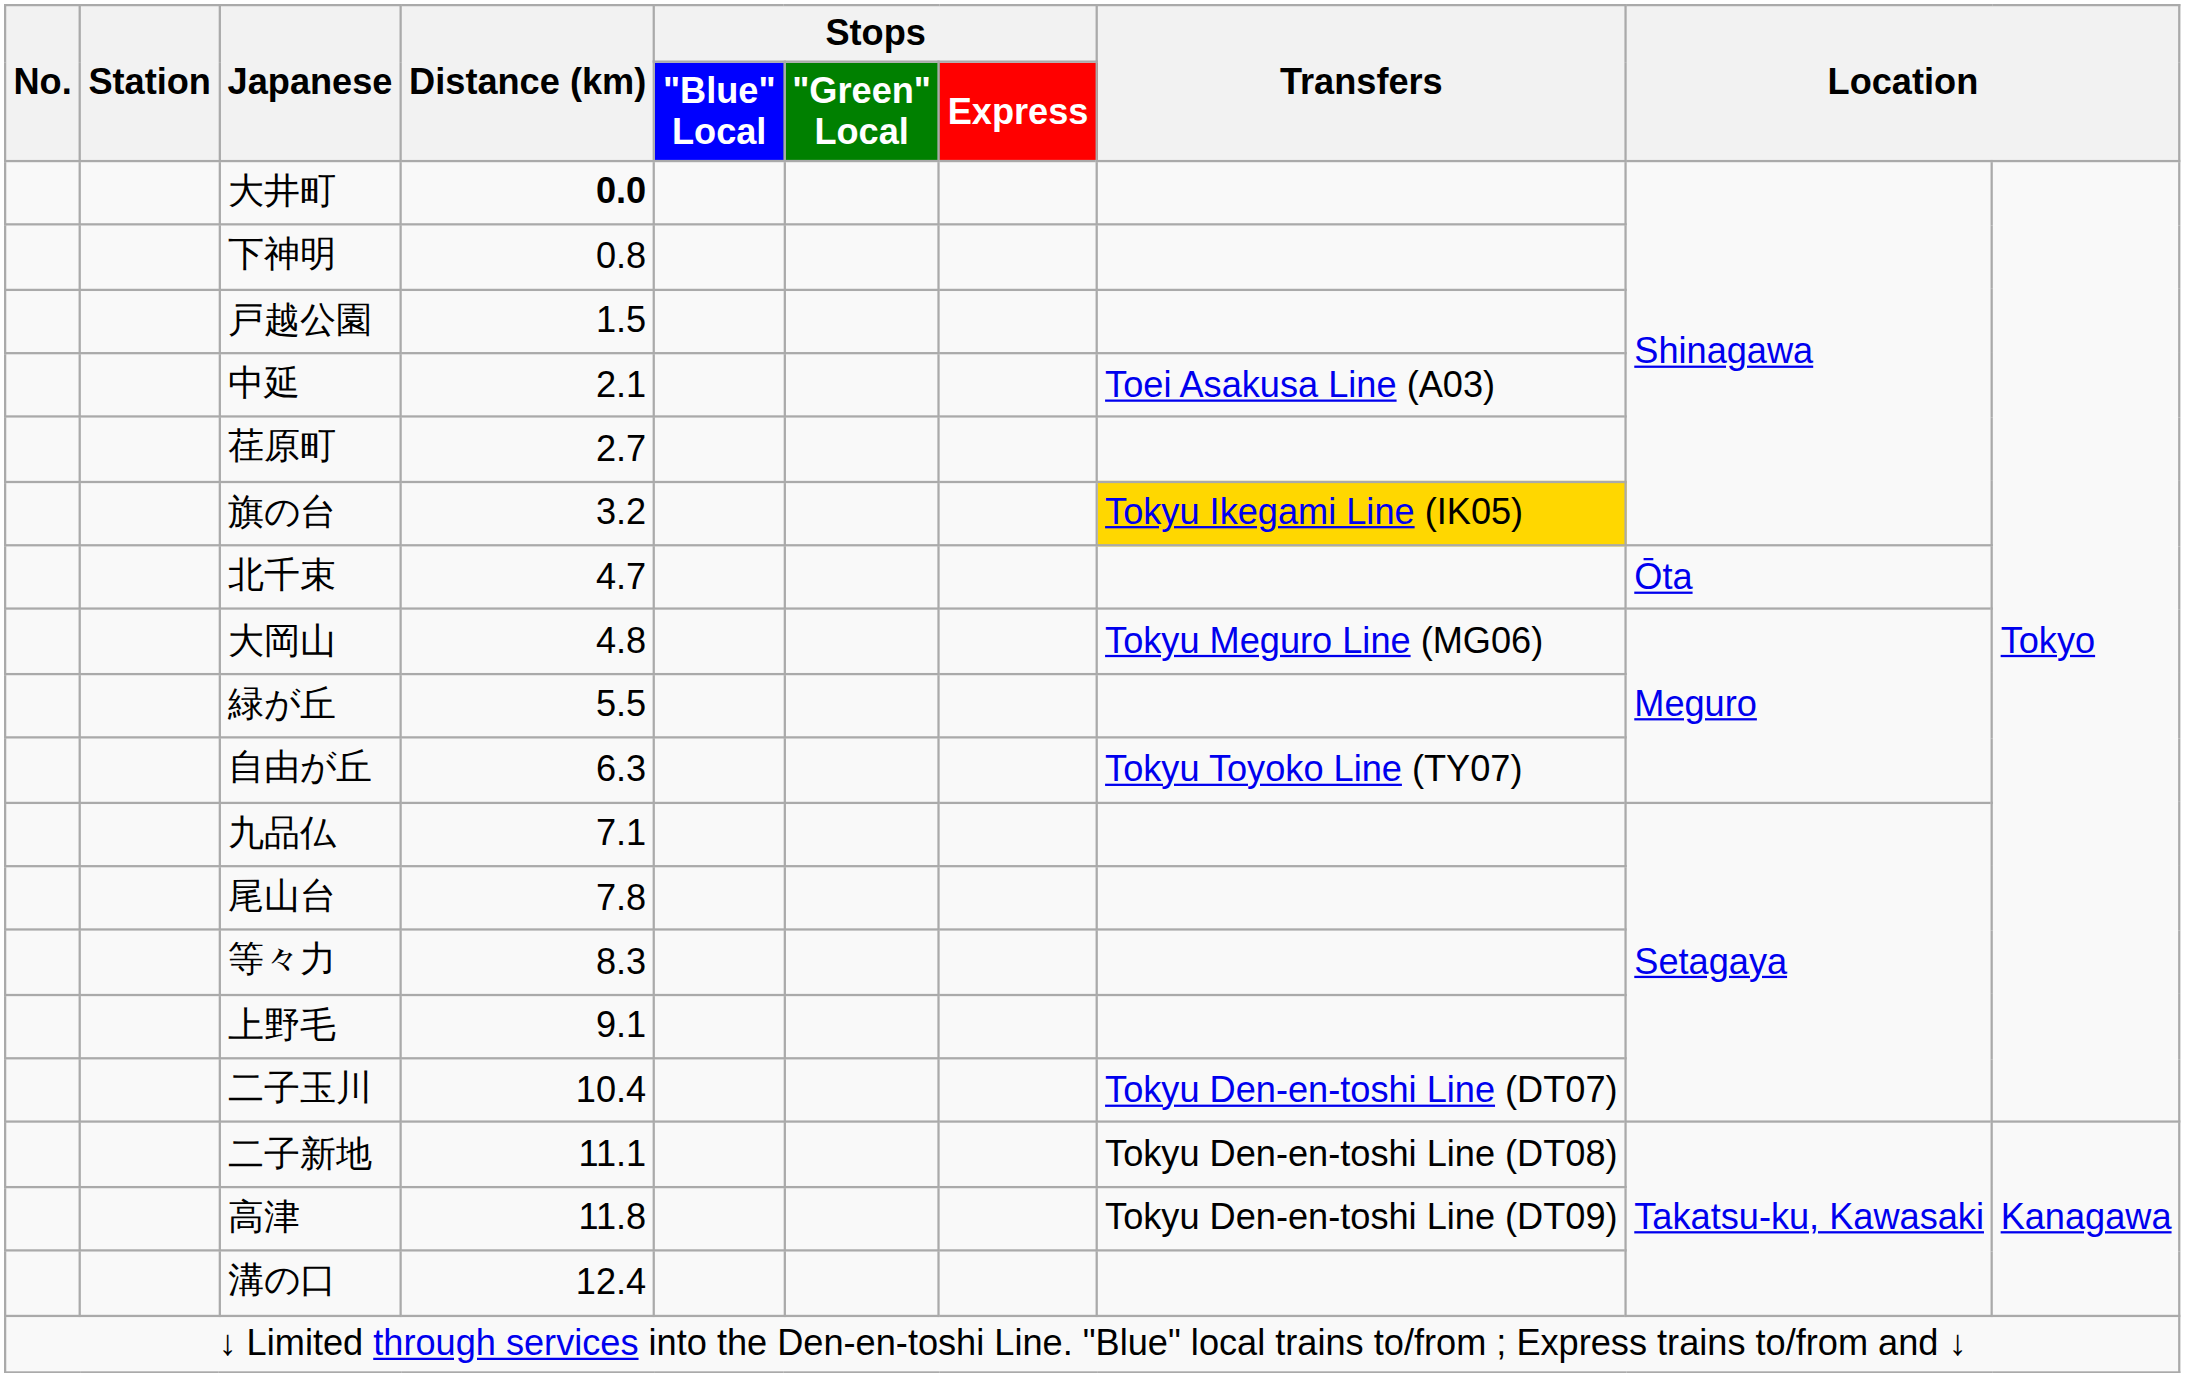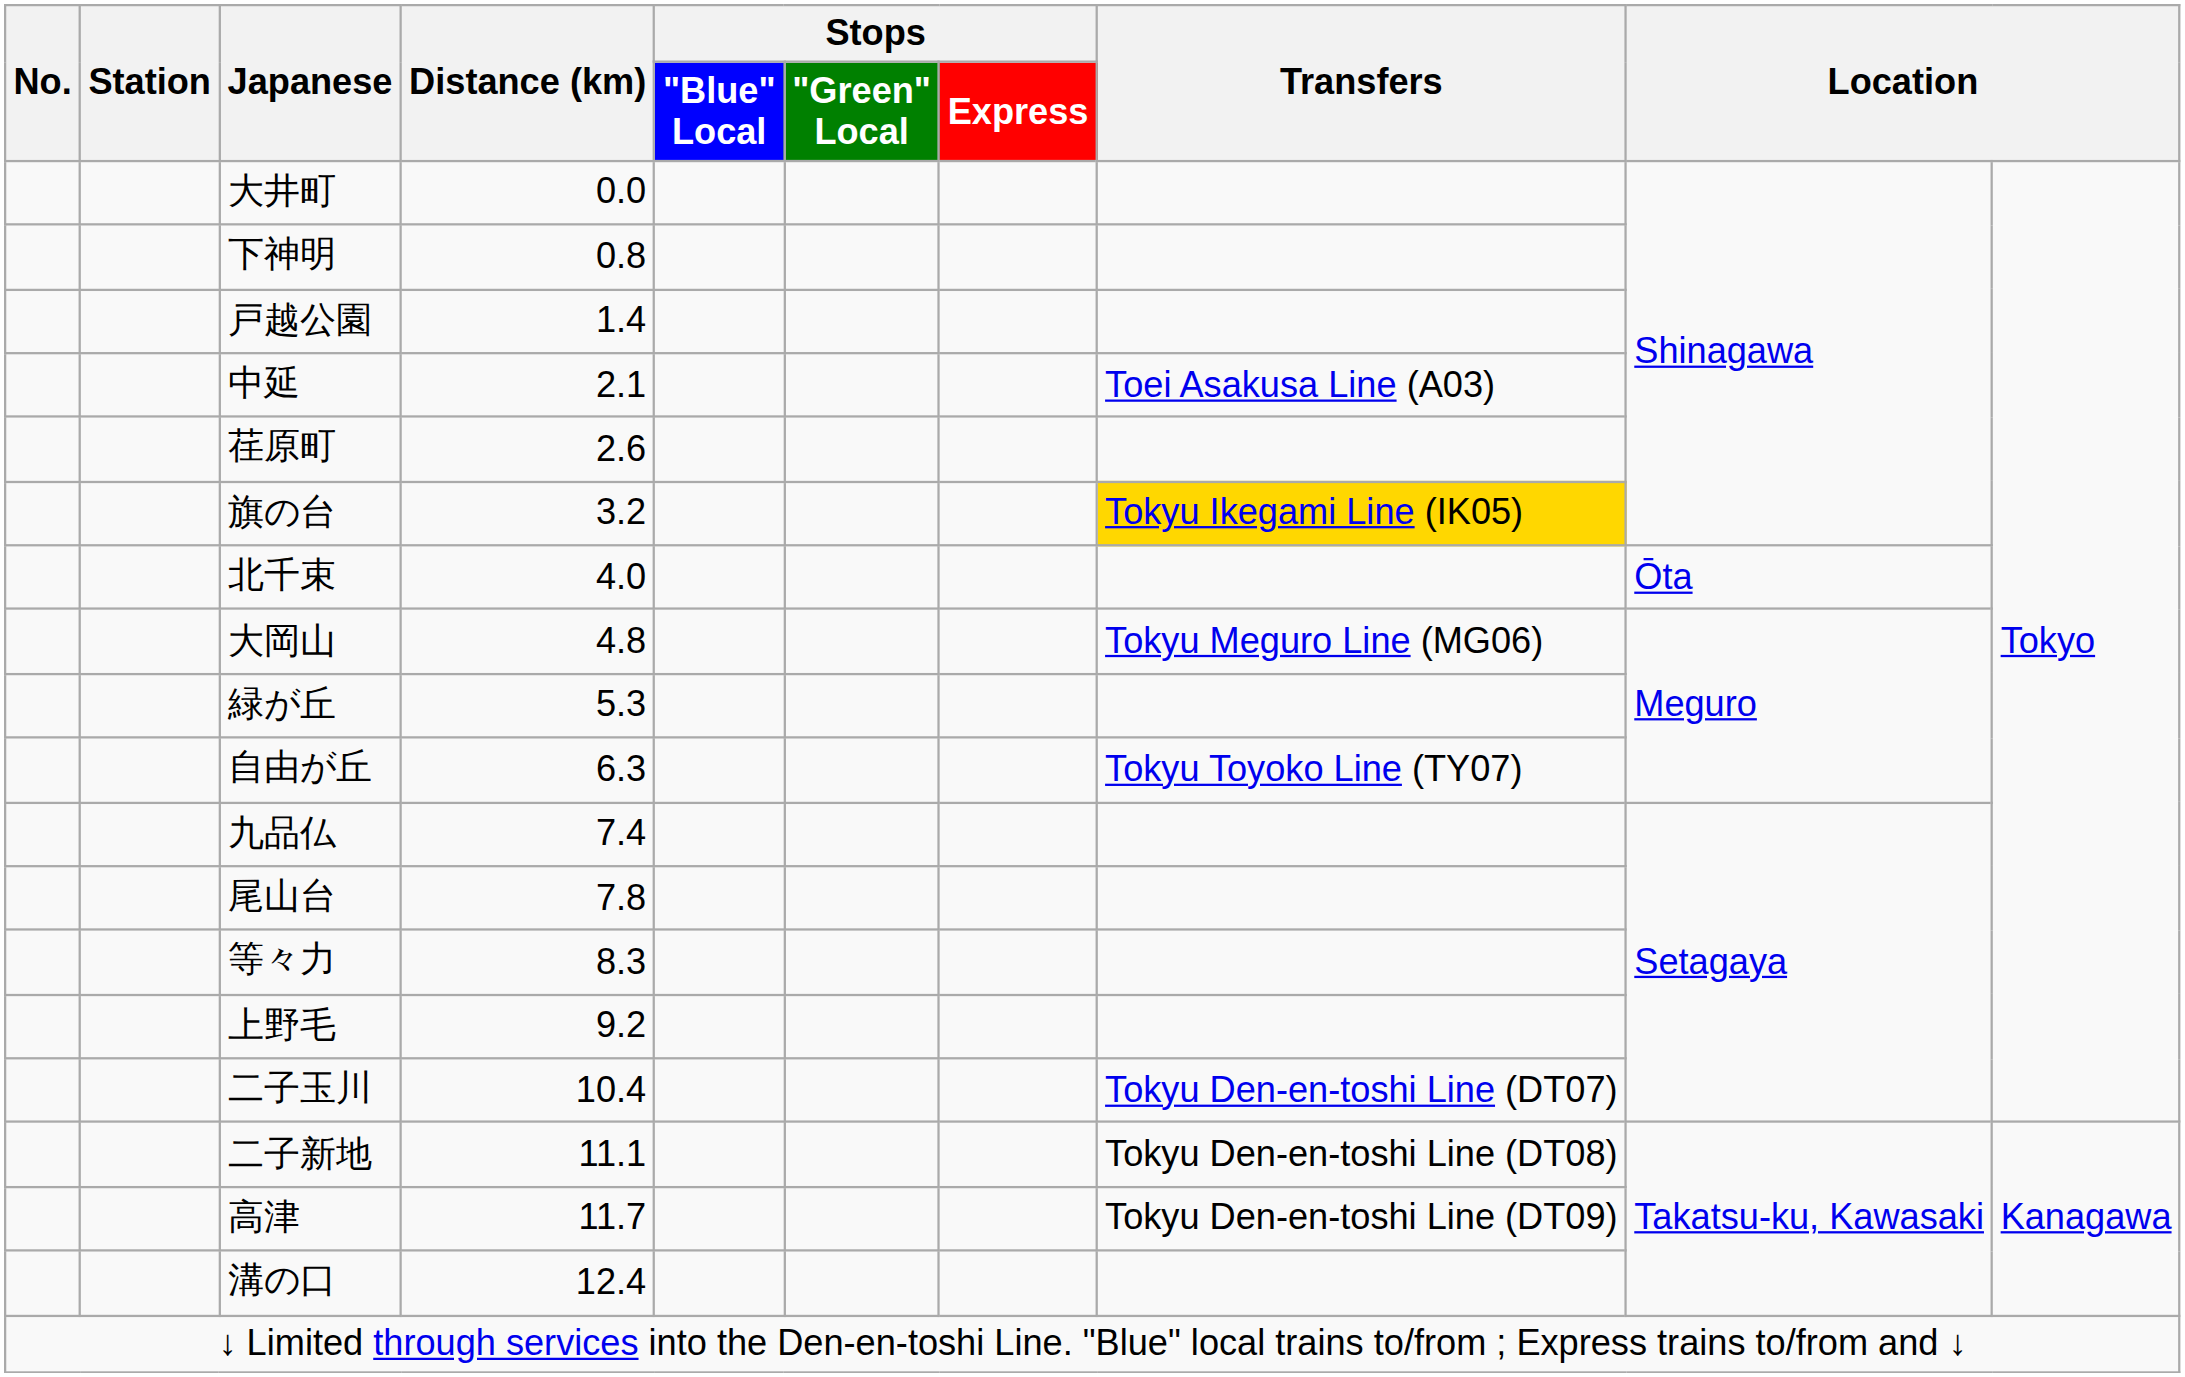(621, 191) bold -> (621, 191) normal
(621, 320) 1.5 -> (621, 320) 1.4
(621, 448) 2.7 -> (621, 448) 2.6
(621, 576) 4.7 -> (621, 576) 4.0
(621, 704) 5.5 -> (621, 704) 5.3
(621, 833) 7.1 -> (621, 833) 7.4
(621, 1025) 9.1 -> (621, 1025) 9.2
(612, 1217) 11.8 -> (612, 1217) 11.7
